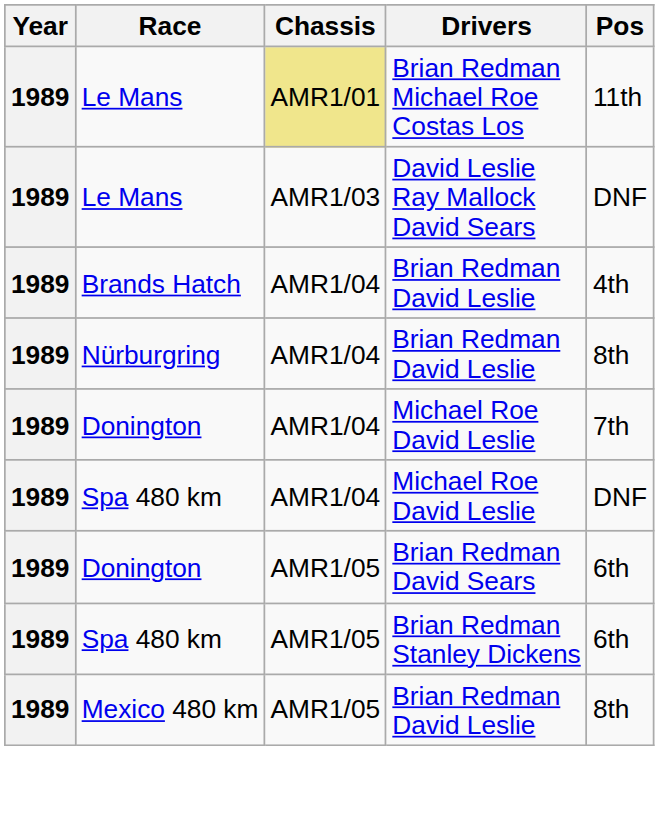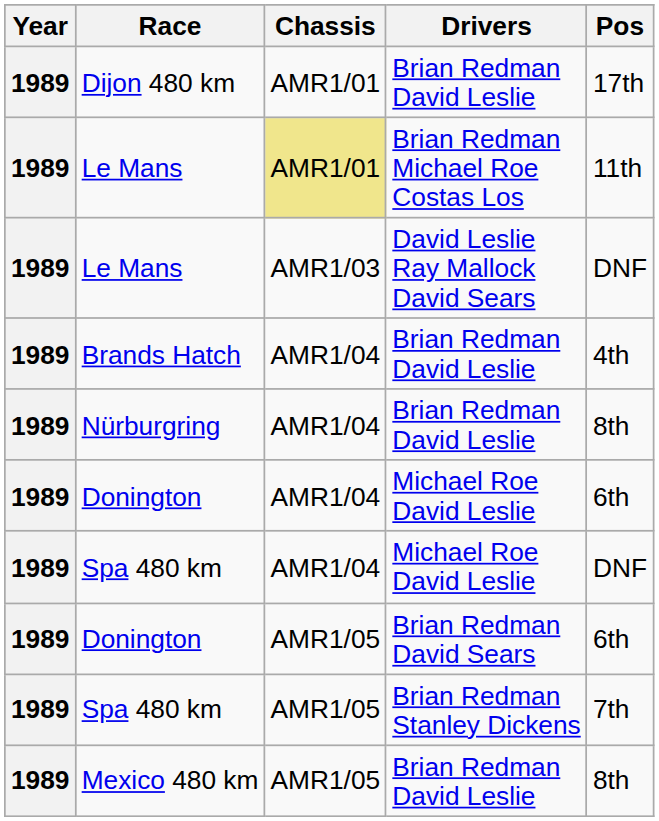+ row: (158, 82)
(611, 425) 7th -> (611, 496) 6th
(611, 638) 6th -> (611, 709) 7th
